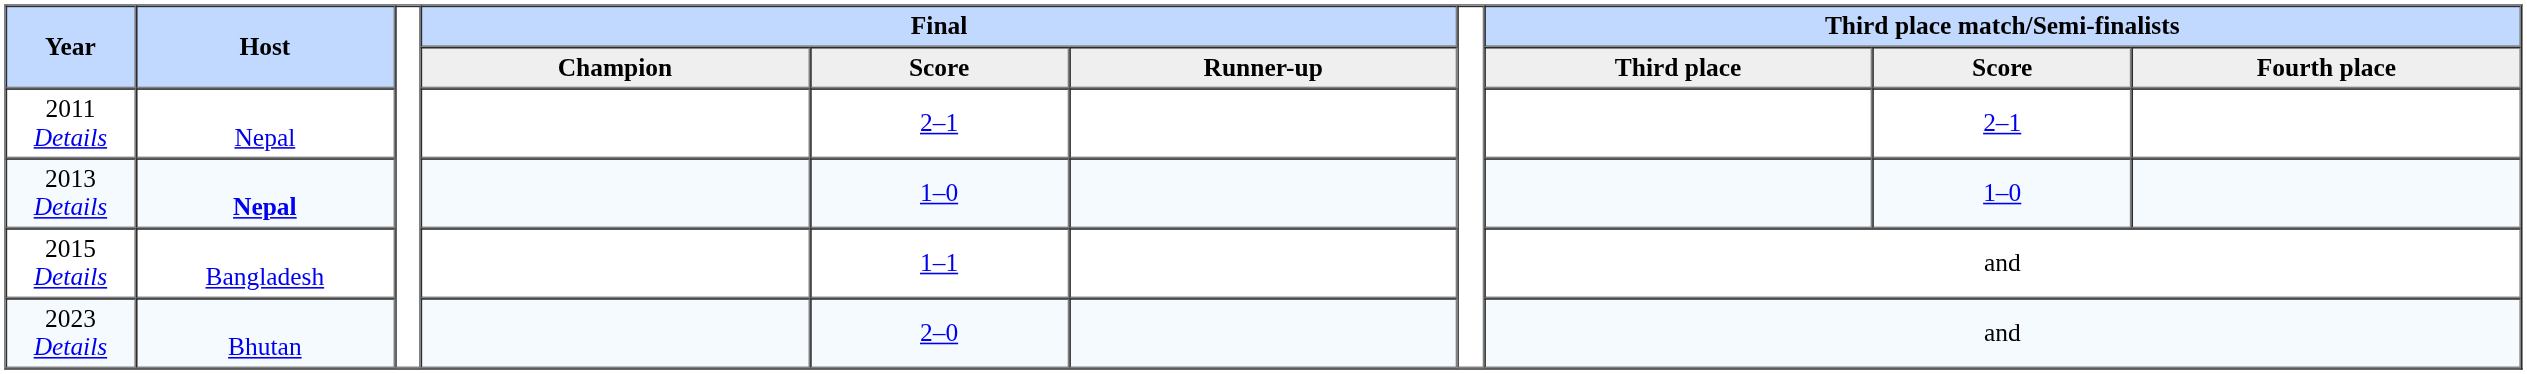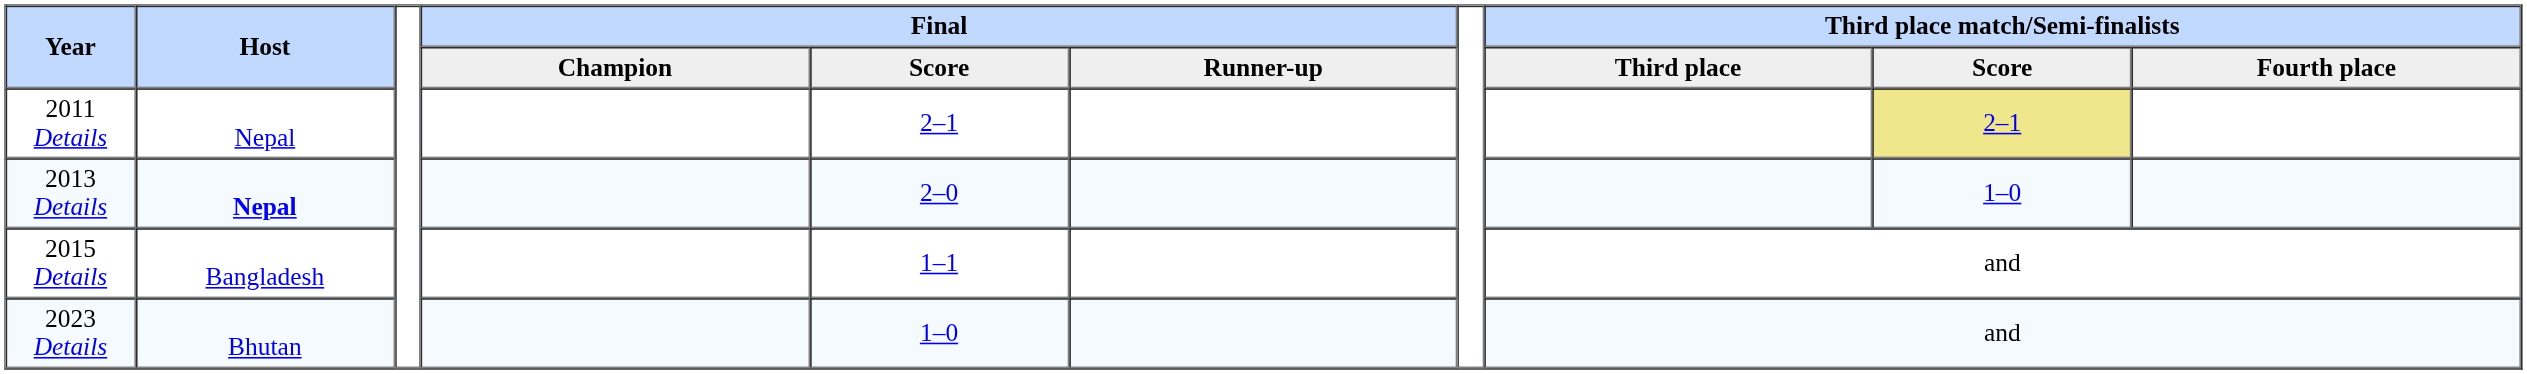(2002, 122) no background -> (2002, 122) khaki background
(939, 192) 1–0 -> (939, 192) 2–0
(939, 332) 2–0 -> (939, 332) 1–0
